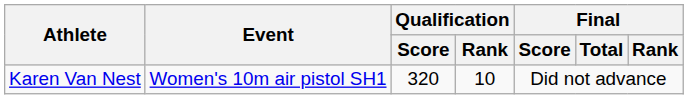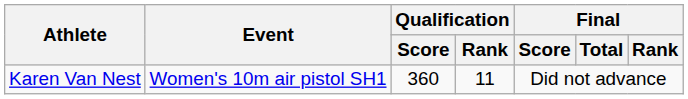(423, 80) 320 -> (423, 80) 360
(485, 80) 10 -> (485, 80) 11
